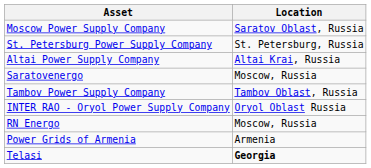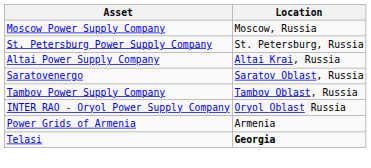(299, 28) Saratov Oblast, Russia -> (275, 28) Moscow, Russia
(275, 76) Moscow, Russia -> (299, 76) Saratov Oblast, Russia
- row: (33, 124)
